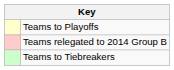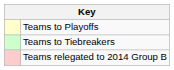rows swapped: (69, 57) <-> (95, 42)
